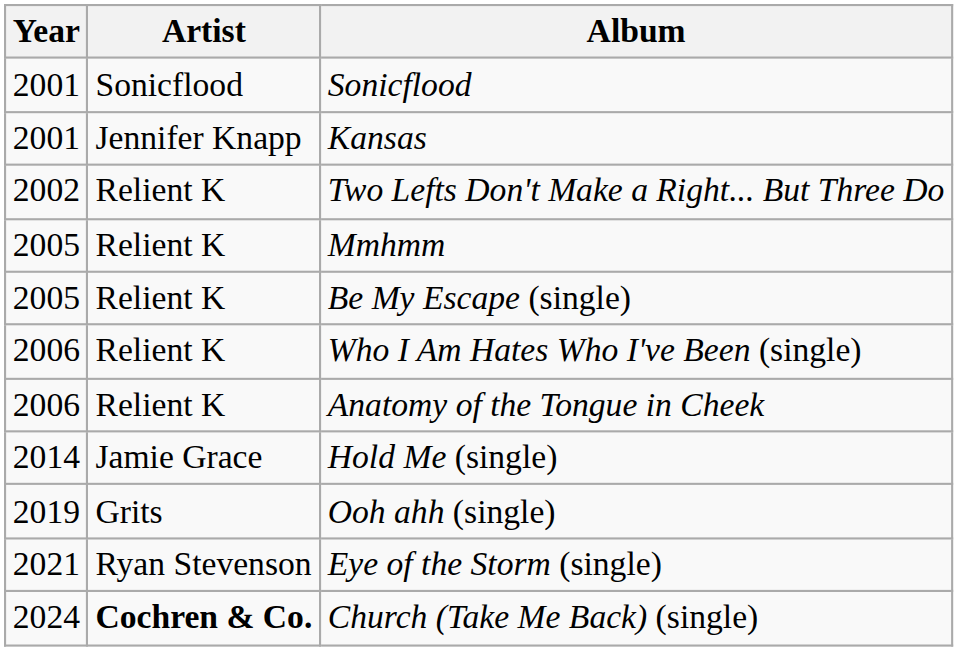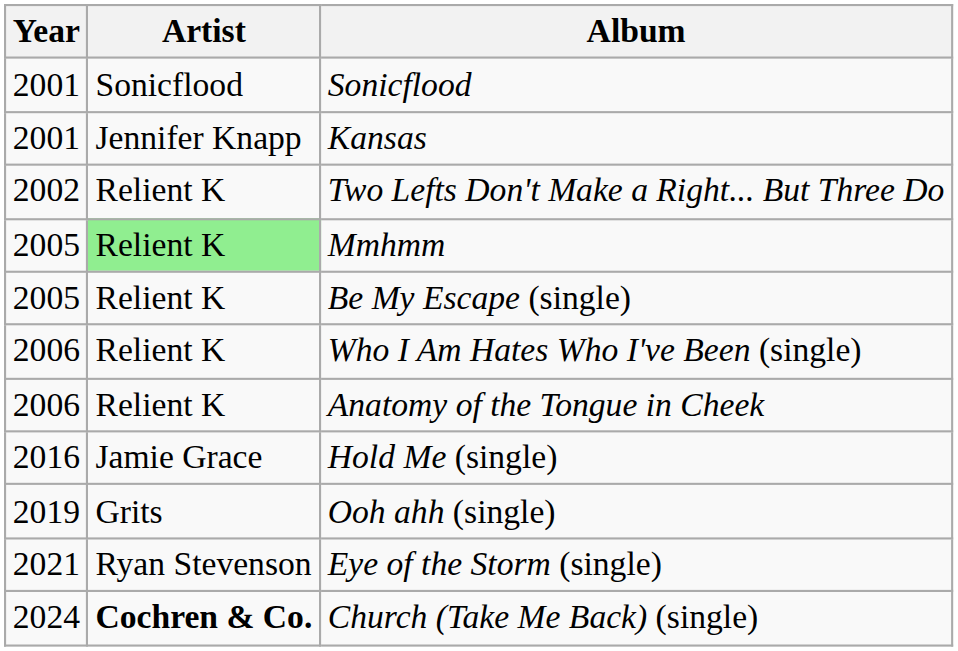(160, 244) no background -> (160, 244) lightgreen background
(46, 457) 2014 -> (46, 457) 2016
